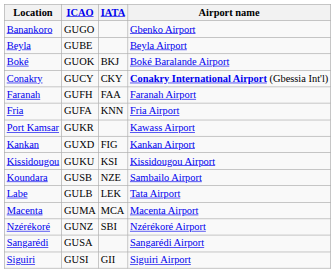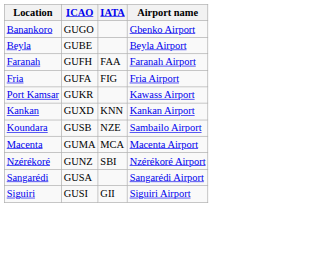- row: (18, 62)
- row: (25, 78)
(112, 111) KNN -> (109, 78) FIG
(109, 144) FIG -> (112, 111) KNN
- row: (33, 161)
- row: (17, 194)
